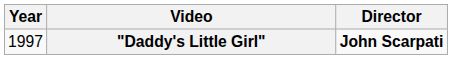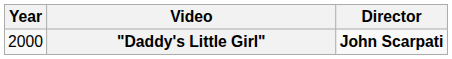(26, 41) 1997 -> (26, 41) 2000
